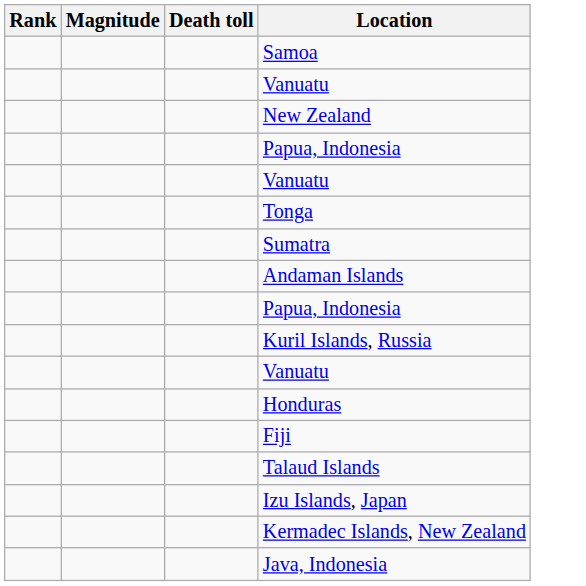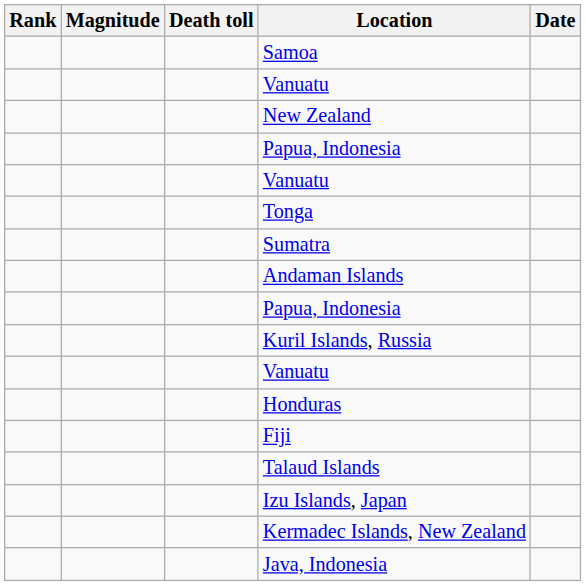+ column: (555, 20)
